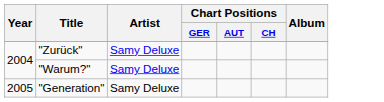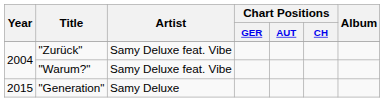(145, 50) Samy Deluxe -> (171, 50) Samy Deluxe feat. Vibe
(145, 69) Samy Deluxe -> (171, 69) Samy Deluxe feat. Vibe
(20, 87) 2005 -> (20, 87) 2015
